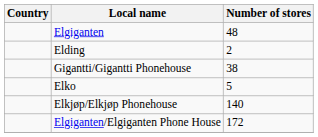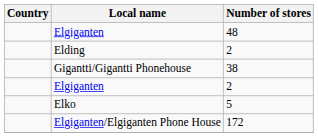+ row: (79, 86)
- row: (116, 104)
